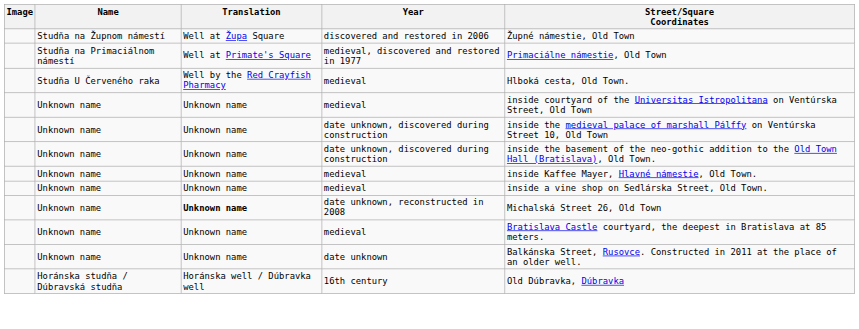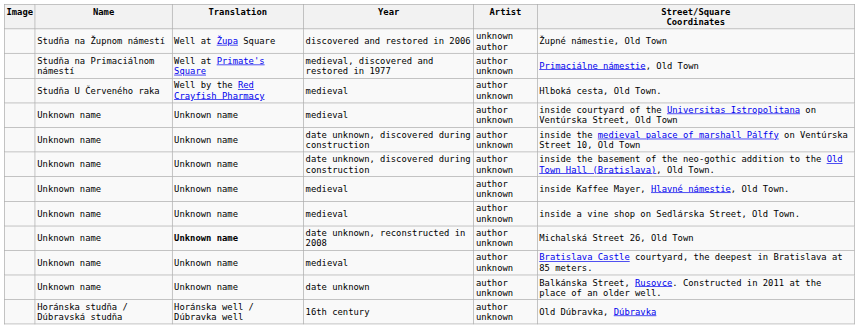+ column: (505, 12)
